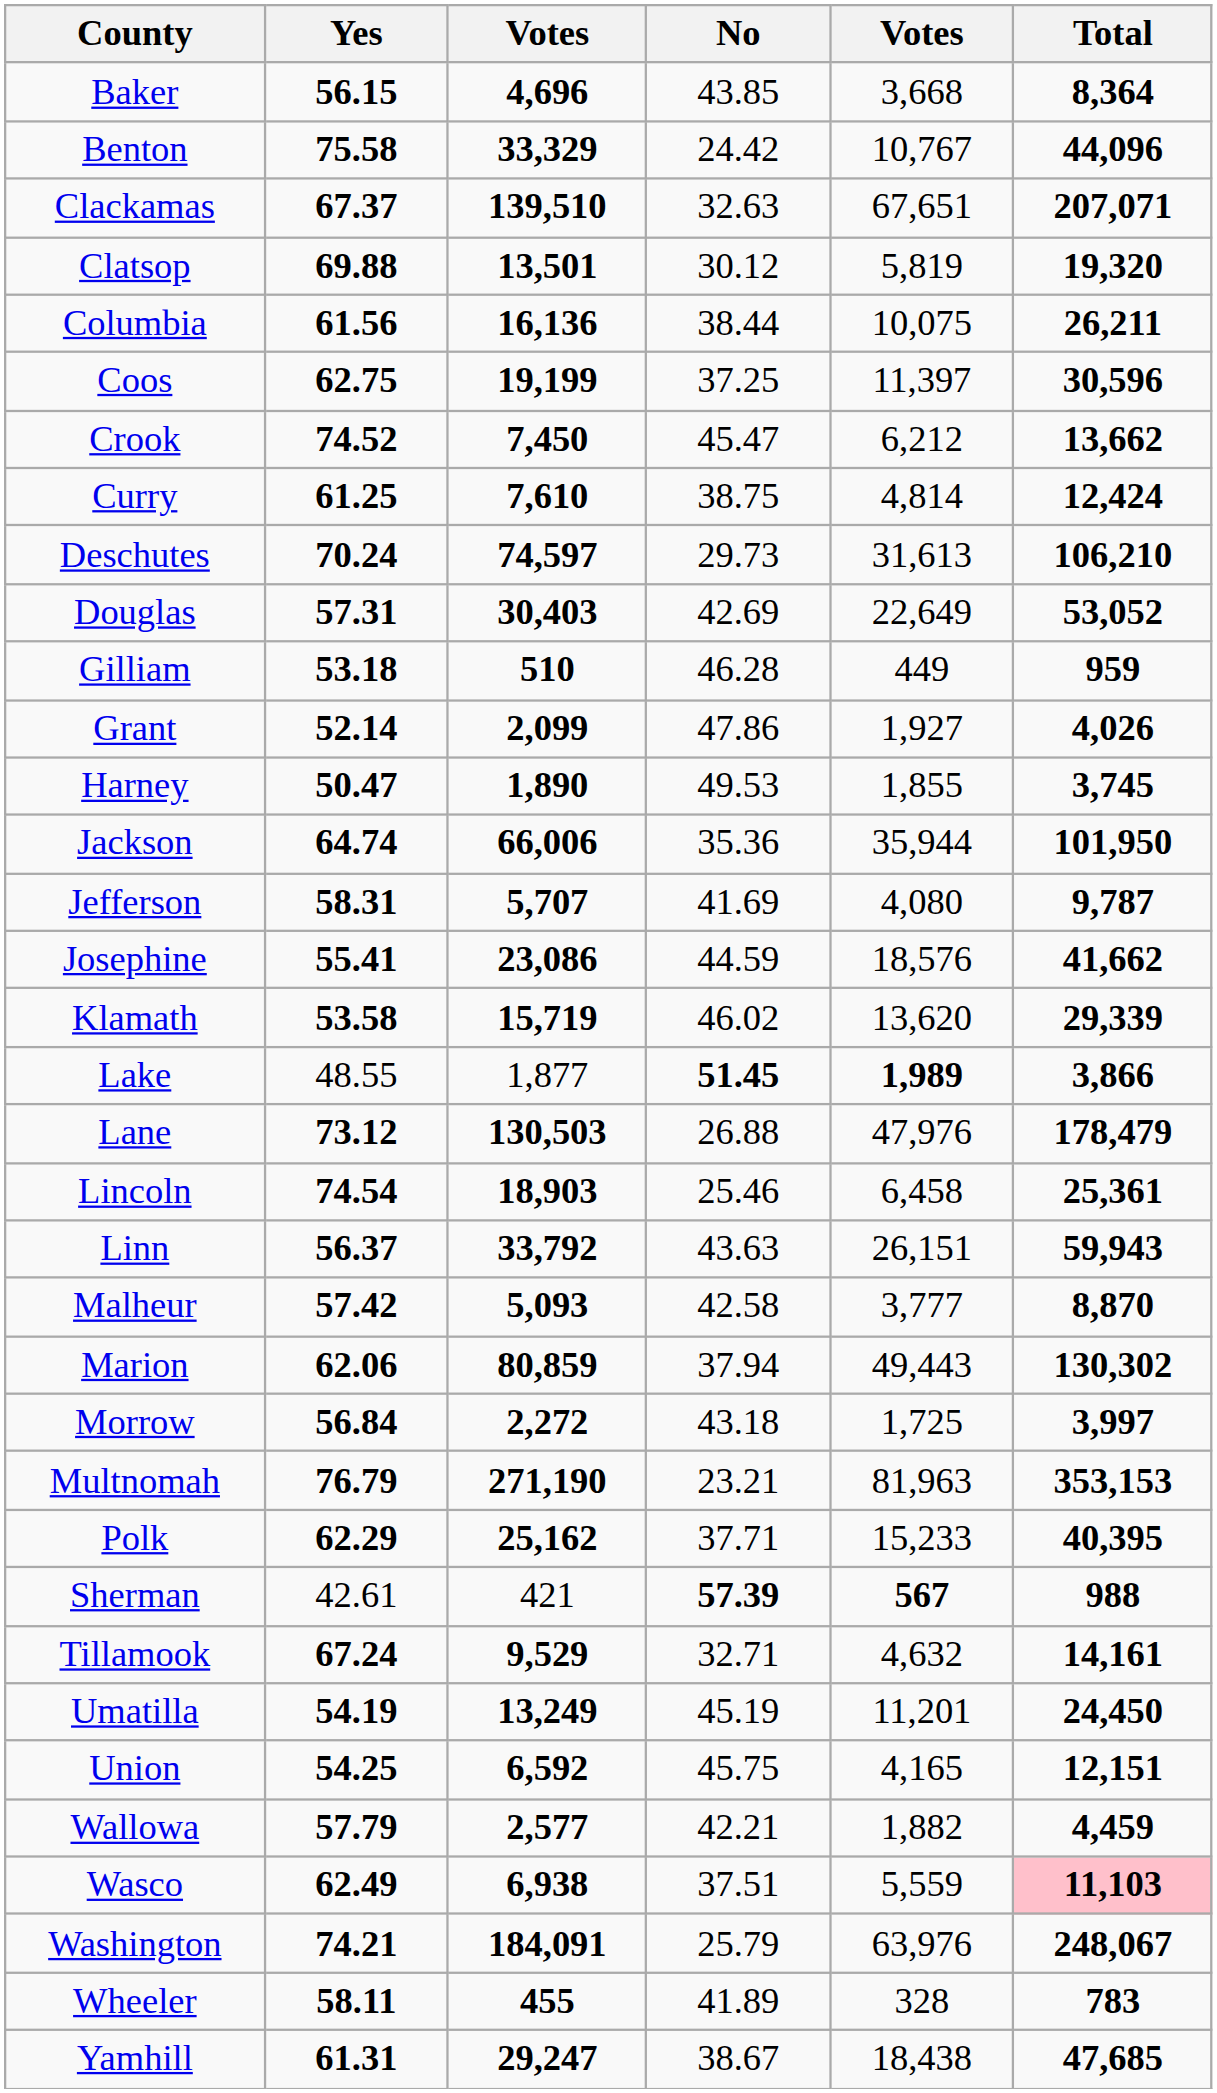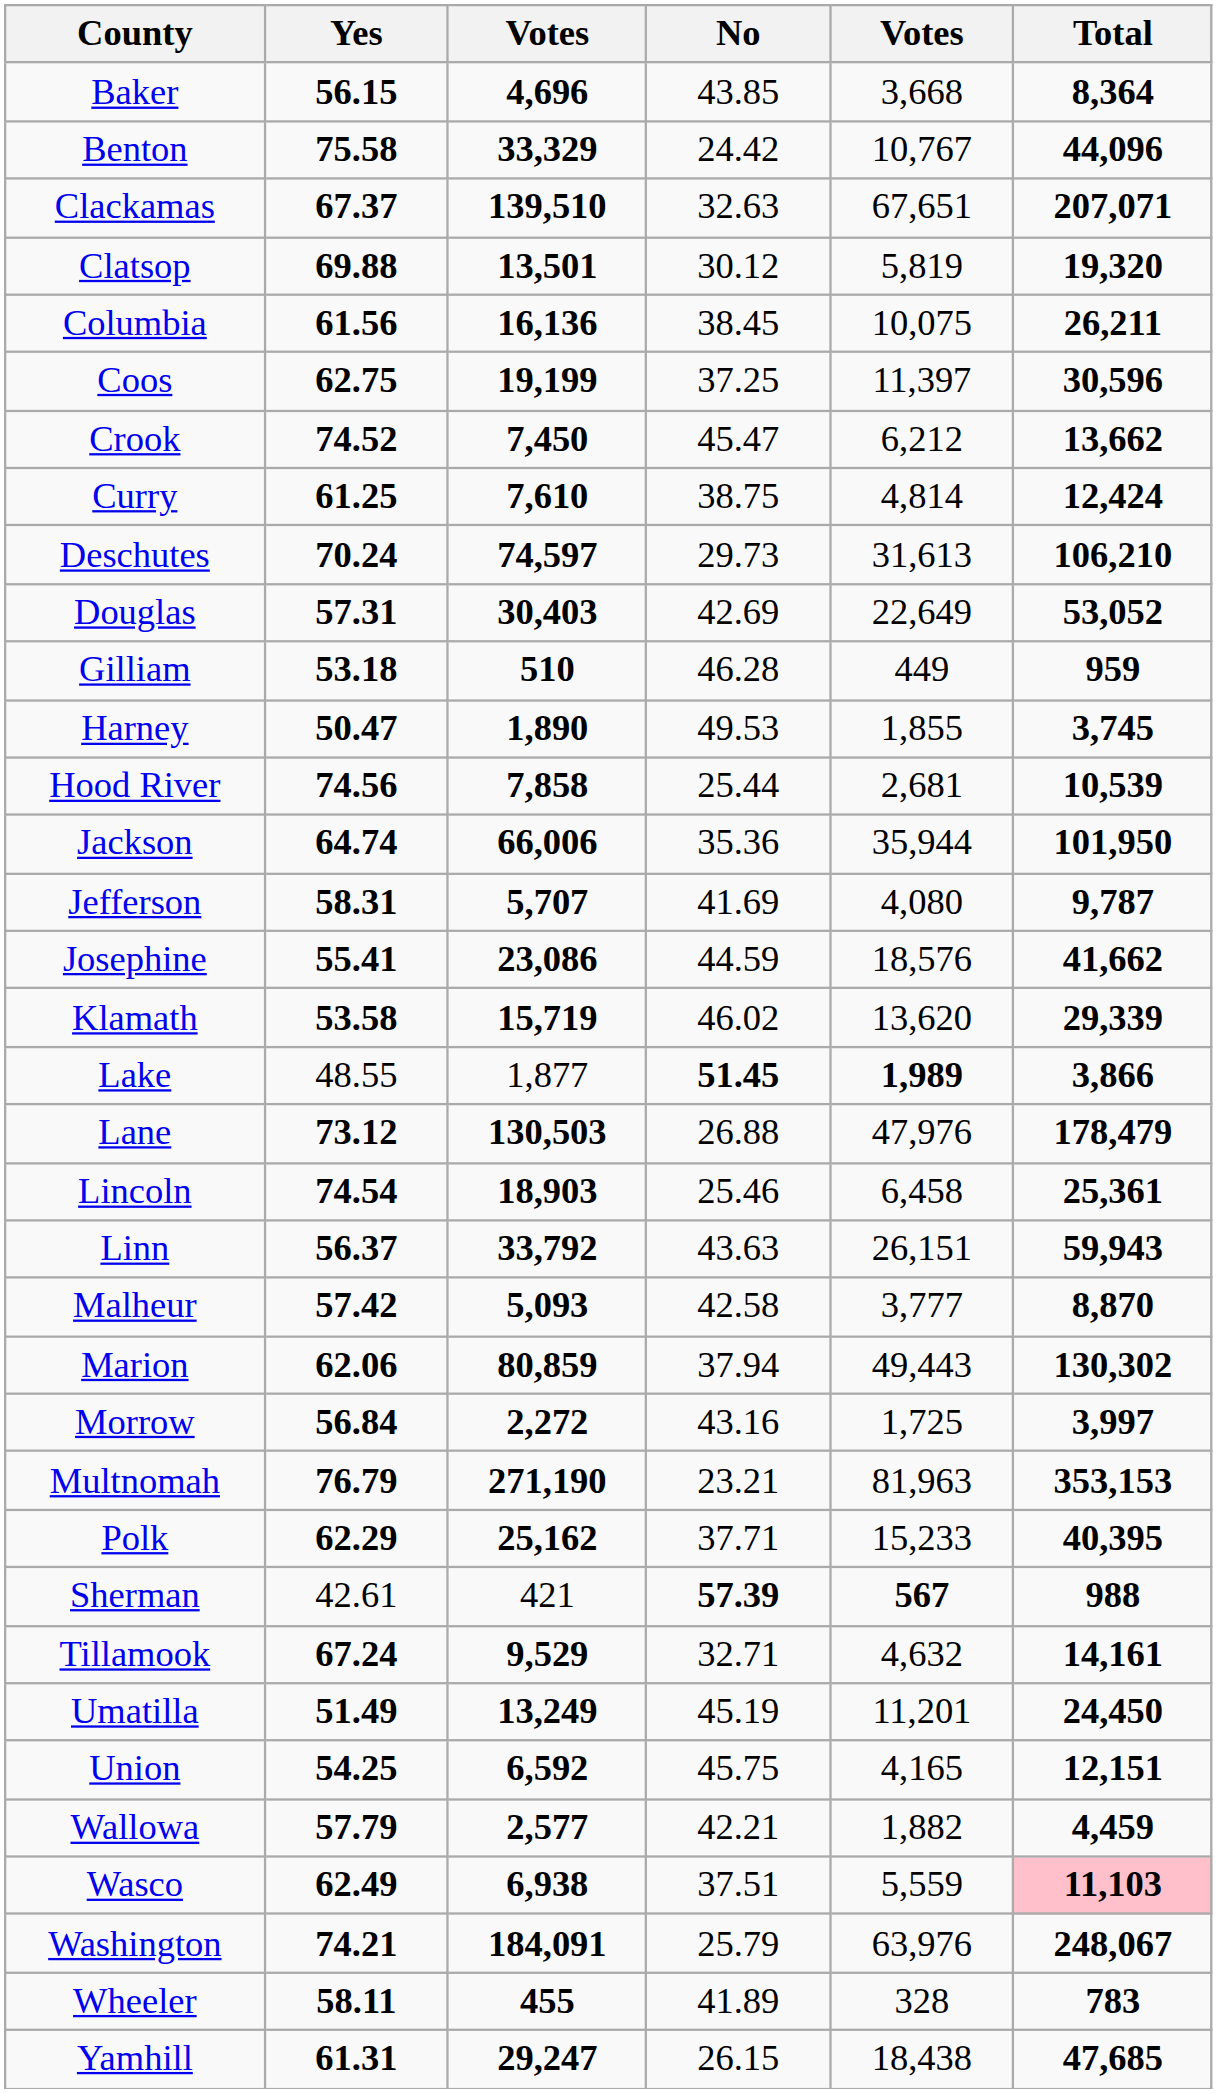(738, 322) 38.44 -> (738, 322) 38.45
- row: (135, 727)
+ row: (135, 785)
(738, 1421) 43.18 -> (738, 1421) 43.16
(356, 1711) 54.19 -> (356, 1711) 51.49
(738, 2058) 38.67 -> (738, 2058) 26.15
